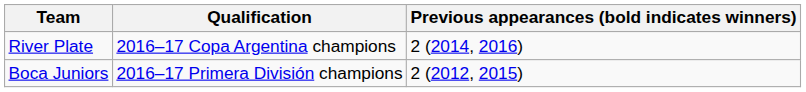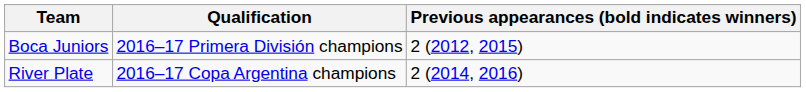rows swapped: (58, 73) <-> (51, 45)
